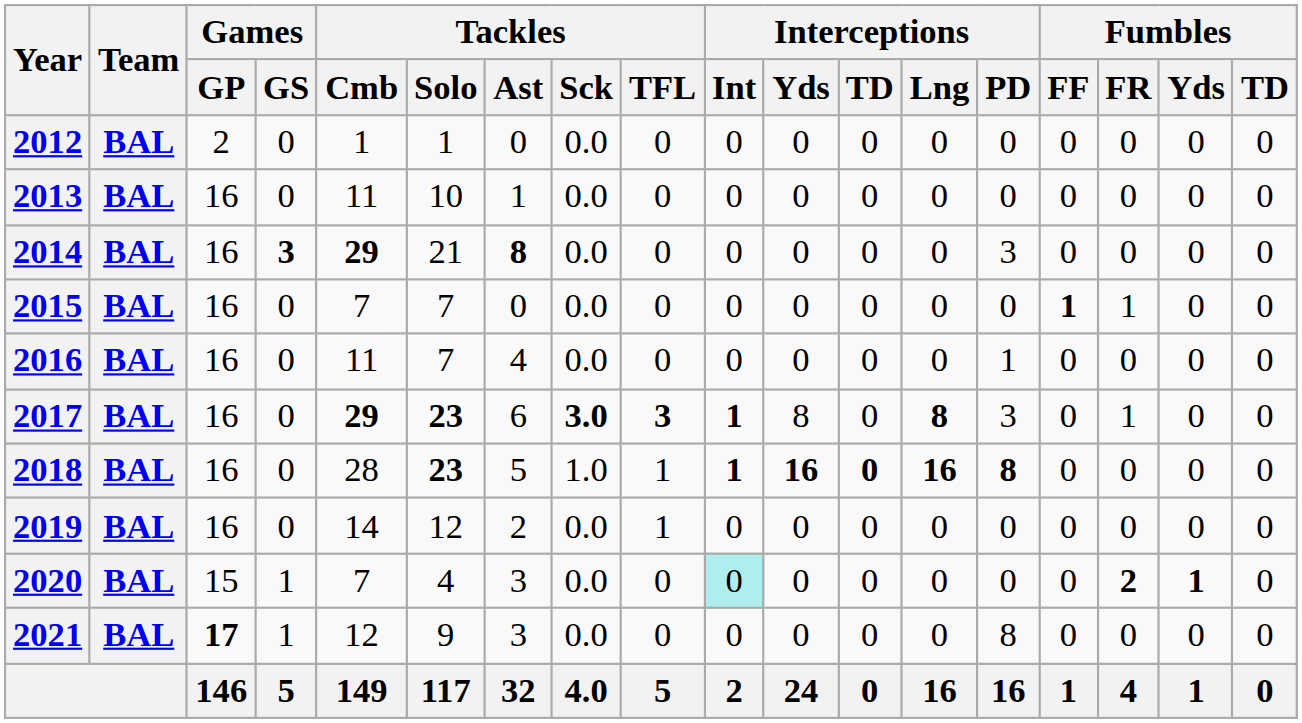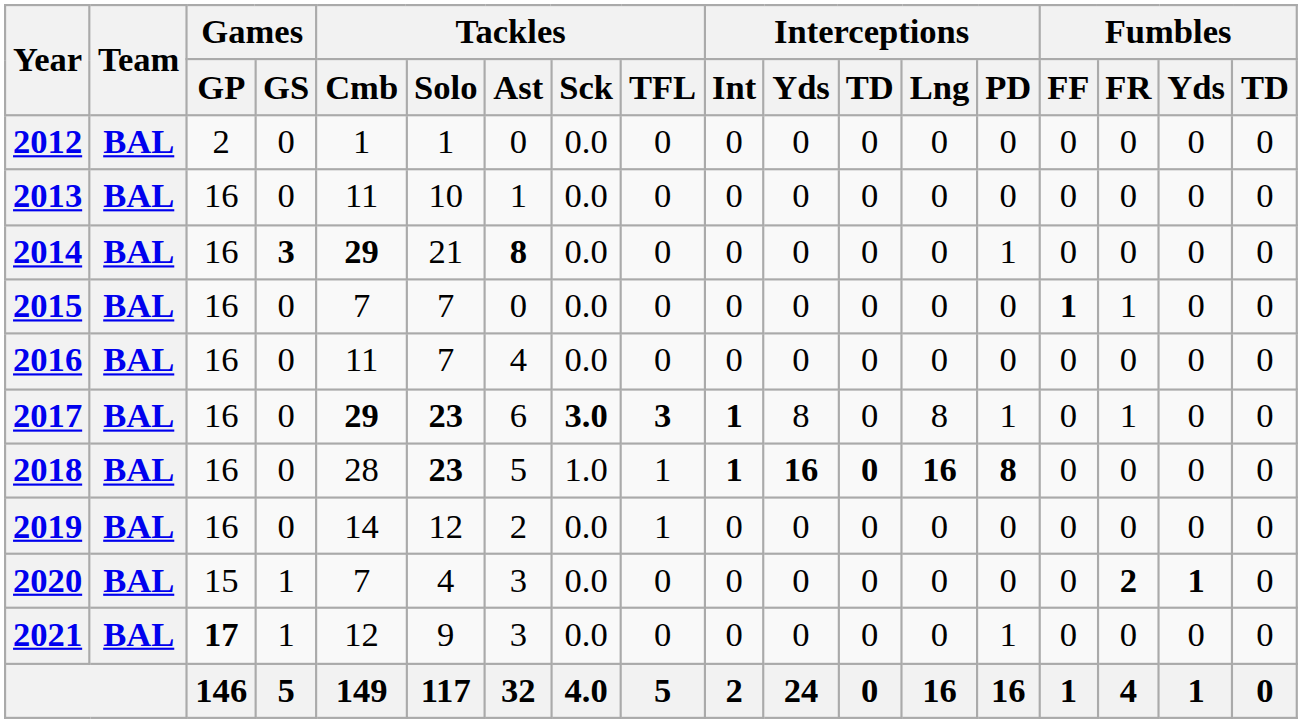(1008, 251) 3 -> (1008, 251) 1
(1008, 360) 1 -> (1008, 360) 0
(939, 415) bold -> (939, 415) normal
(1008, 415) 3 -> (1008, 415) 1
(734, 580) paleturquoise background -> (734, 580) no background
(1008, 634) 8 -> (1008, 634) 1
